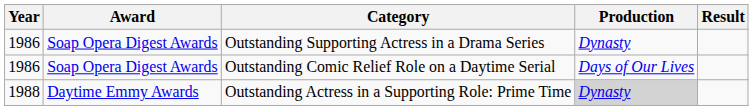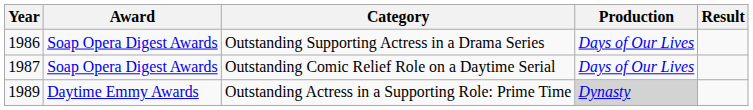(605, 42) Dynasty -> (636, 42) Days of Our Lives
(24, 67) 1986 -> (24, 67) 1987
(24, 92) 1988 -> (24, 92) 1989
